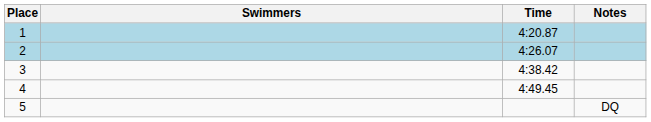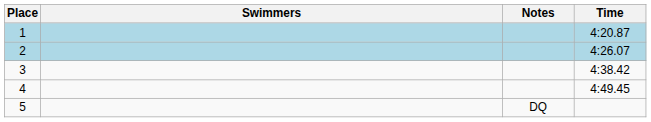columns swapped: (538, 13) <-> (610, 13)
